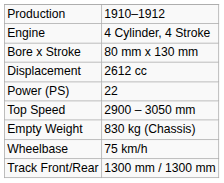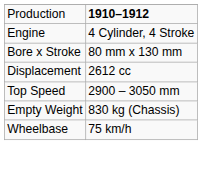(135, 14) normal -> (119, 14) bold
- row: (38, 91)
- row: (53, 168)
